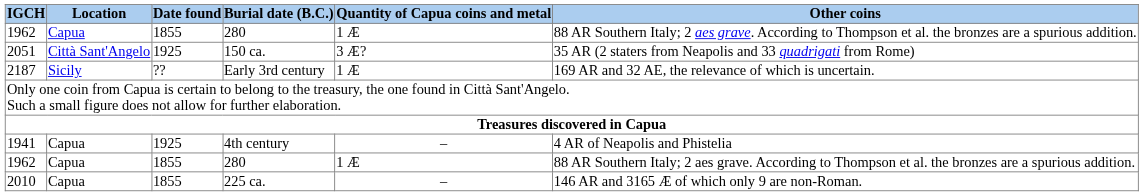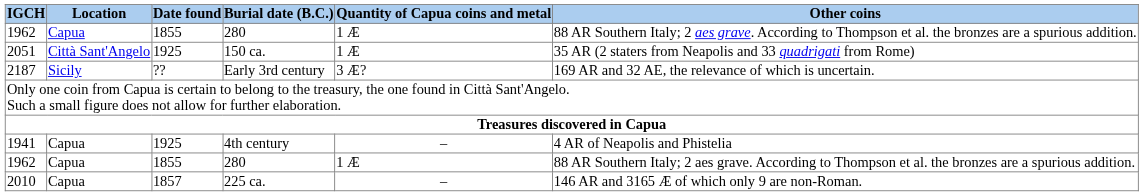(351, 51) 3 Æ? -> (348, 51) 1 Æ
(348, 70) 1 Æ -> (351, 70) 3 Æ?
(167, 181) 1855 -> (167, 181) 1857
